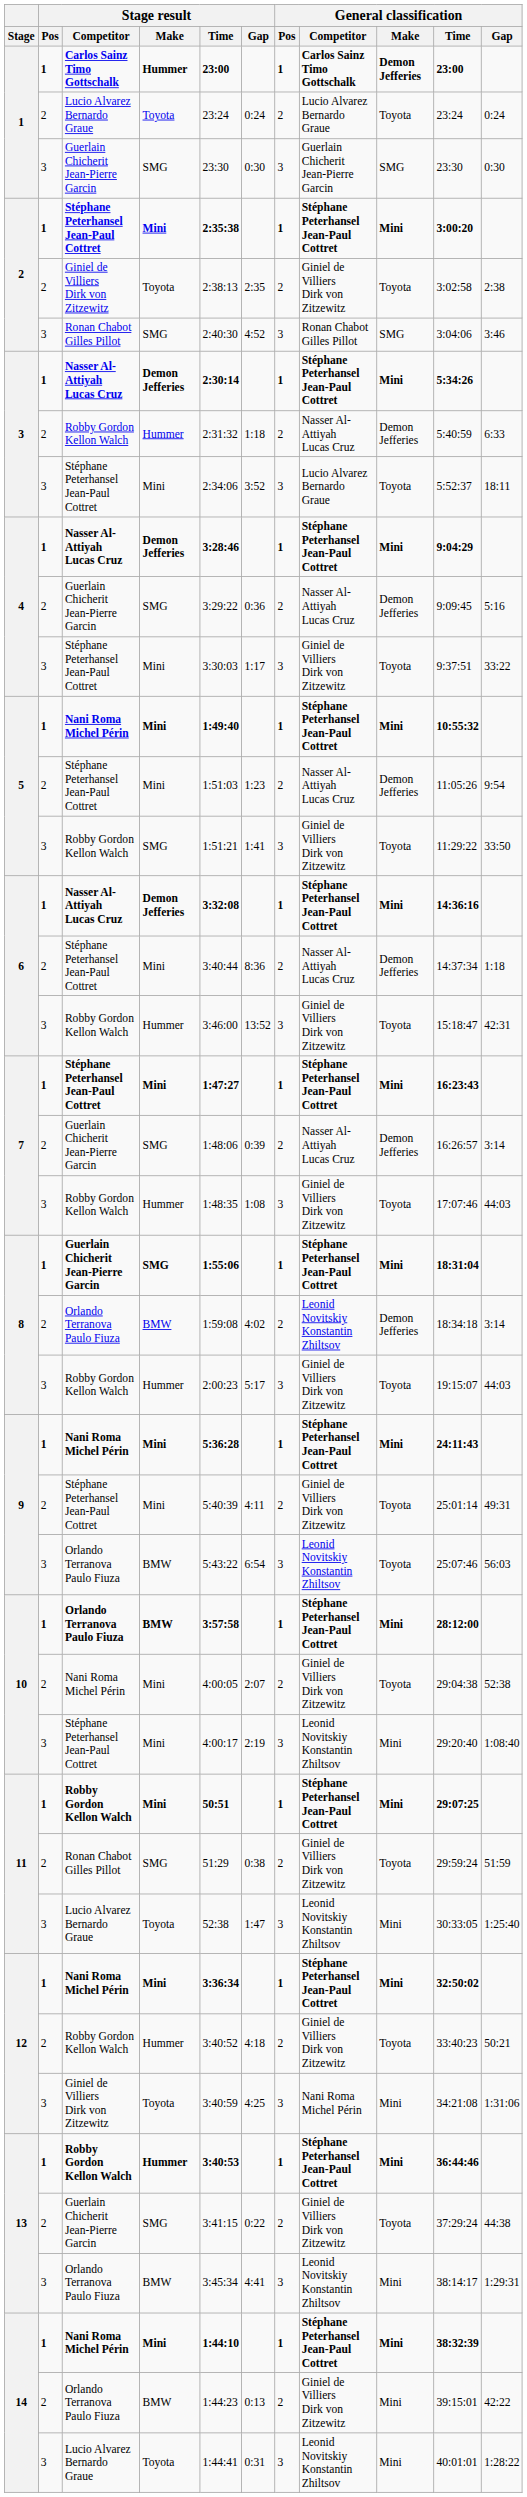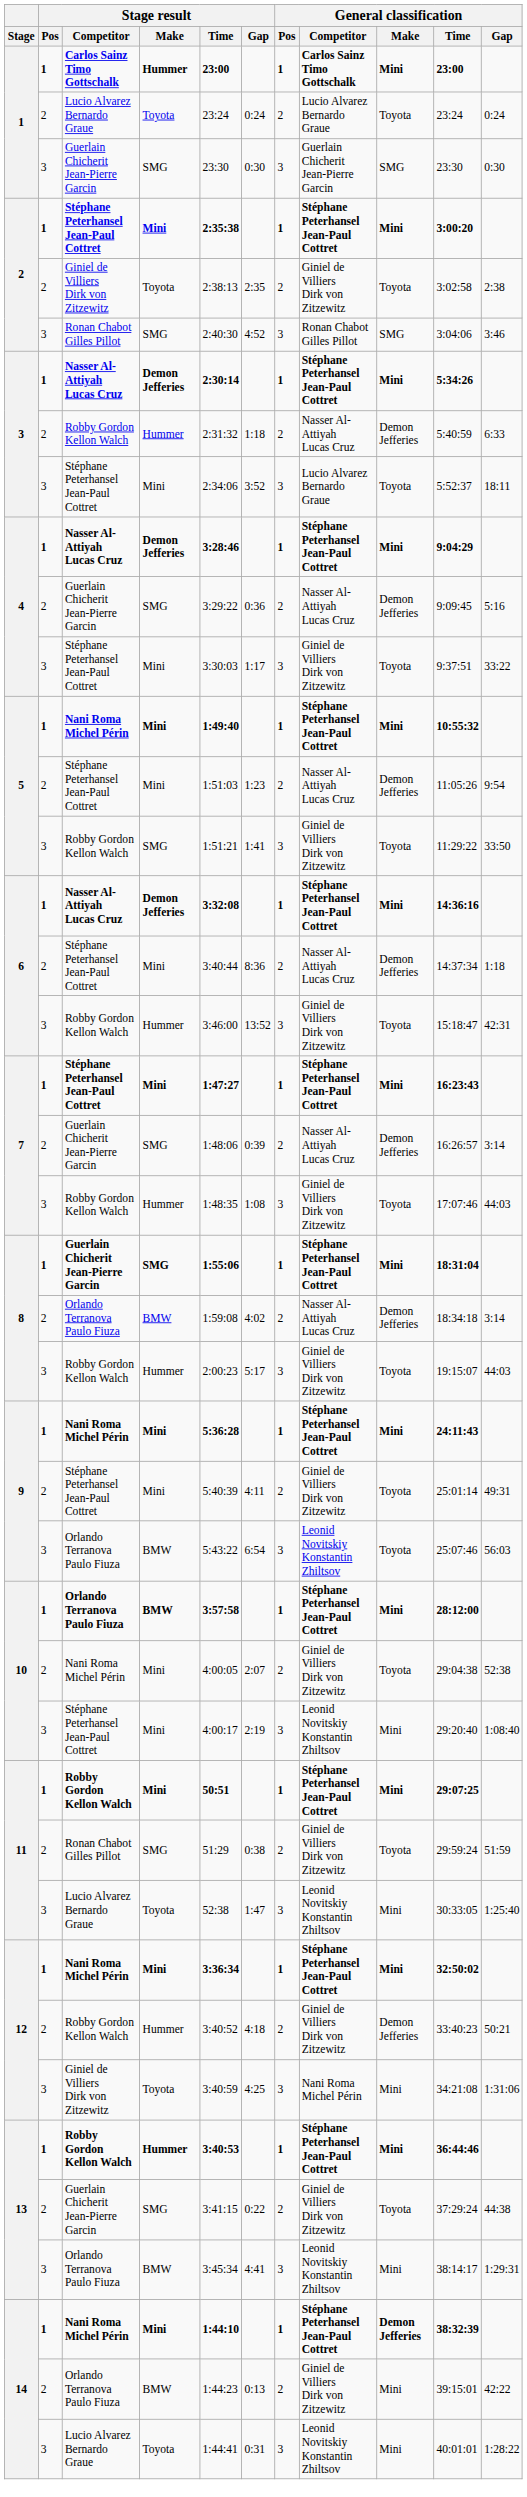(400, 68) Demon Jefferies -> (391, 68) Mini
(327, 1324) Leonid Novitskiy Konstantin Zhiltsov -> (328, 1317) Nasser Al-Attiyah Lucas Cruz
(395, 2043) Toyota -> (399, 2029) Demon Jefferies
(391, 2342) Mini -> (400, 2328) Demon Jefferies
